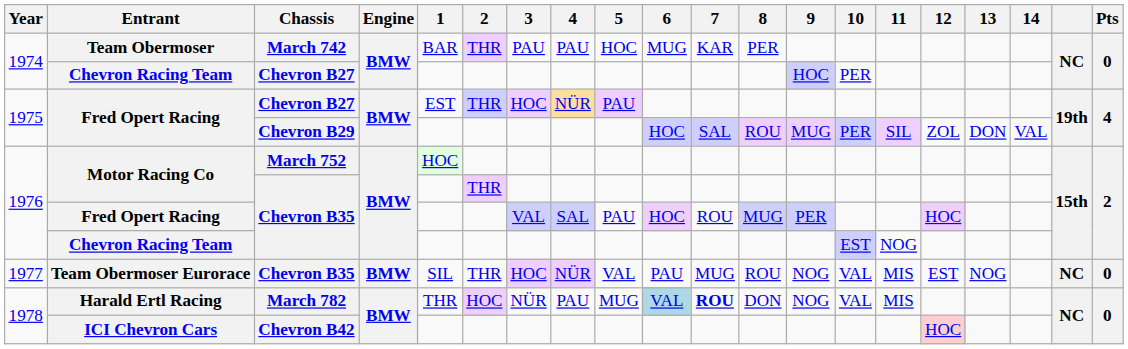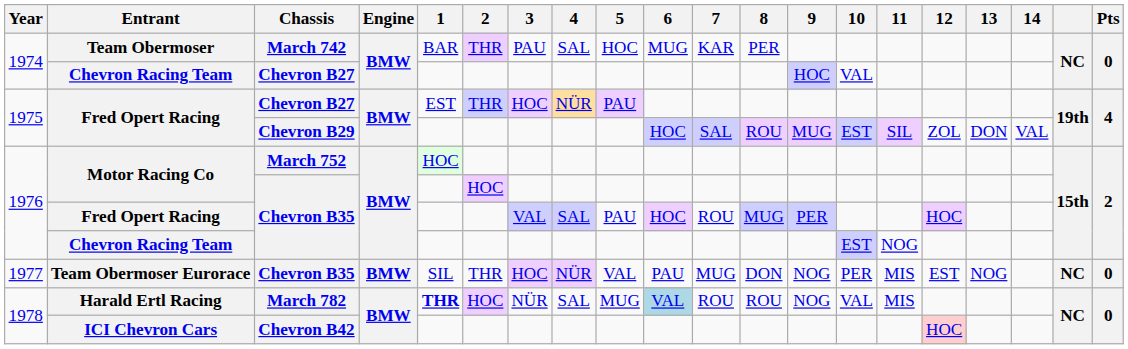(573, 47) PAU -> (574, 47) SAL
(855, 75) PER -> (856, 75) VAL
(855, 132) PER -> (856, 132) EST
(484, 188) THR -> (485, 188) HOC
(763, 273) ROU -> (764, 273) DON
(855, 273) VAL -> (856, 273) PER
(440, 301) normal -> (441, 301) bold
(573, 301) PAU -> (574, 301) SAL
(715, 301) bold -> (716, 301) normal
(763, 301) DON -> (764, 301) ROU
